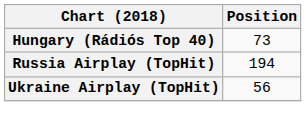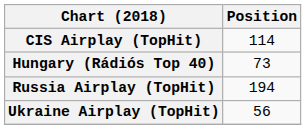+ row: (114, 40)
